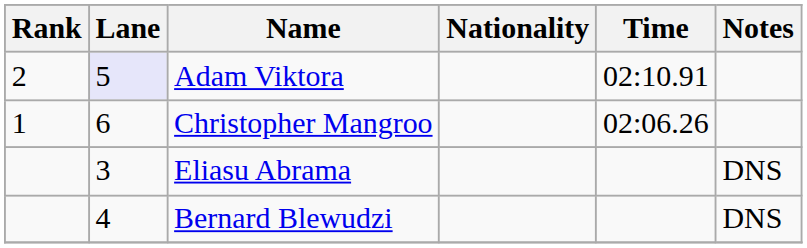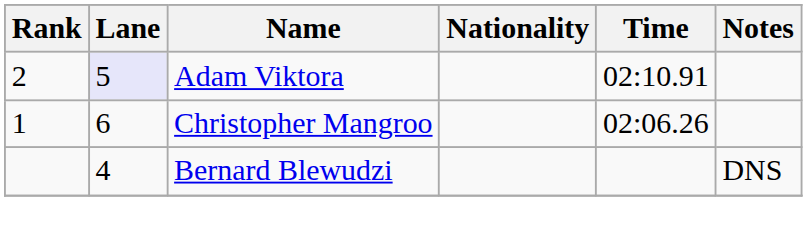- row: (263, 170)
